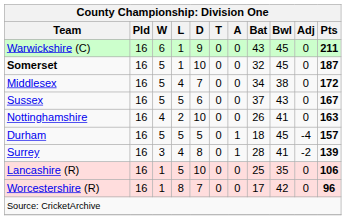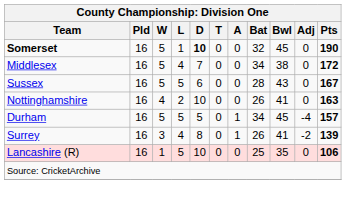- row: (49, 48)
(200, 65) normal -> (200, 48) bold
(329, 65) 187 -> (329, 48) 190
(258, 100) 37 -> (258, 83) 28
(258, 135) 18 -> (258, 118) 34
(258, 153) 28 -> (258, 135) 26
- row: (53, 188)
